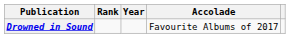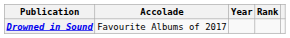columns swapped: (214, 12) <-> (108, 12)
